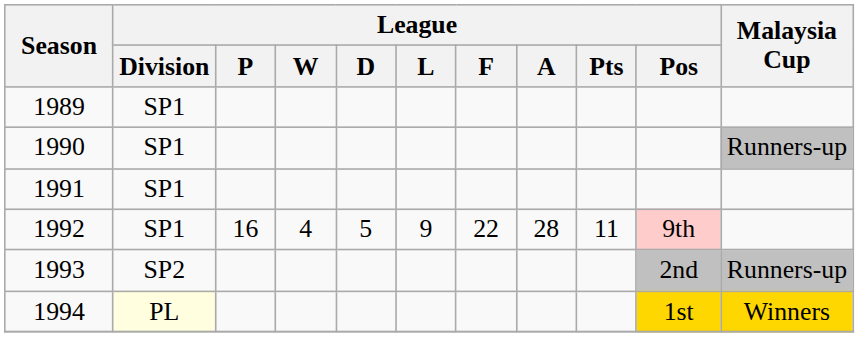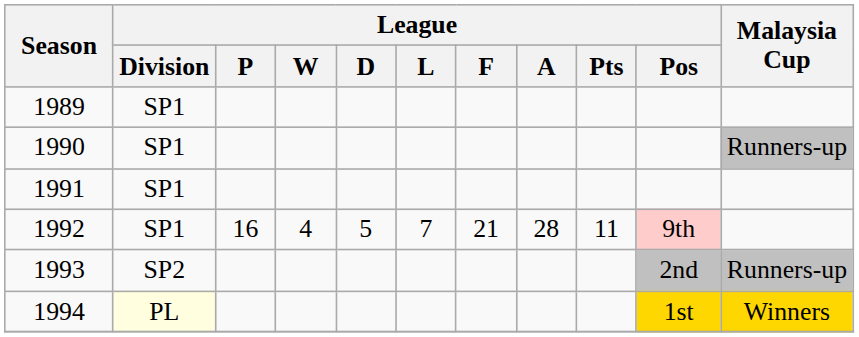(426, 229) 9 -> (426, 229) 7
(486, 229) 22 -> (486, 229) 21
